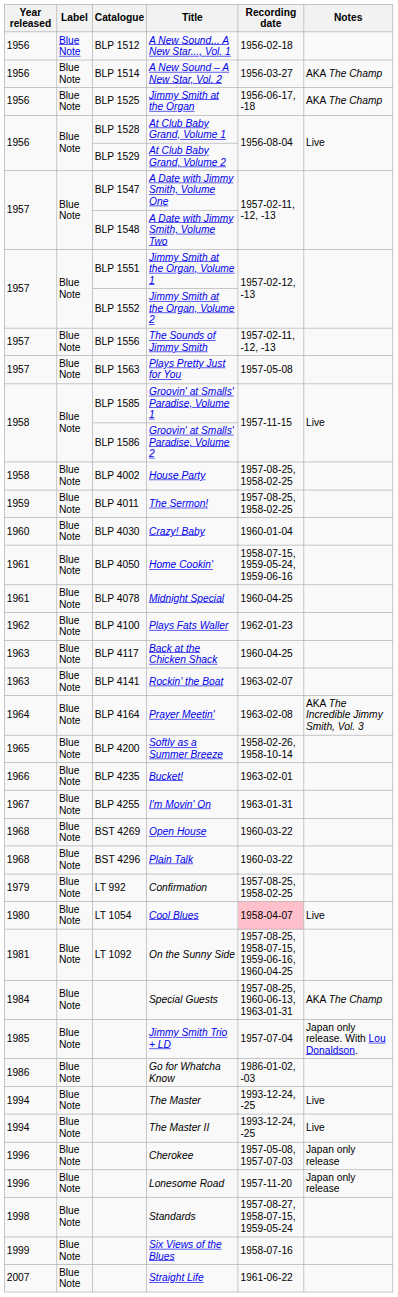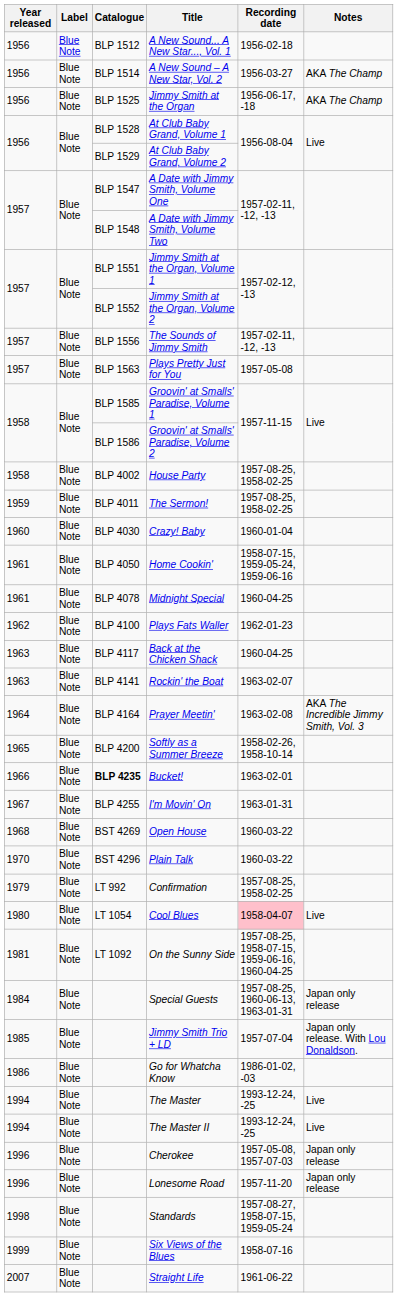(117, 776) normal -> (118, 776) bold
(18, 860) 1968 -> (18, 860) 1970
(344, 999) AKA The Champ -> (331, 999) Japan only release
